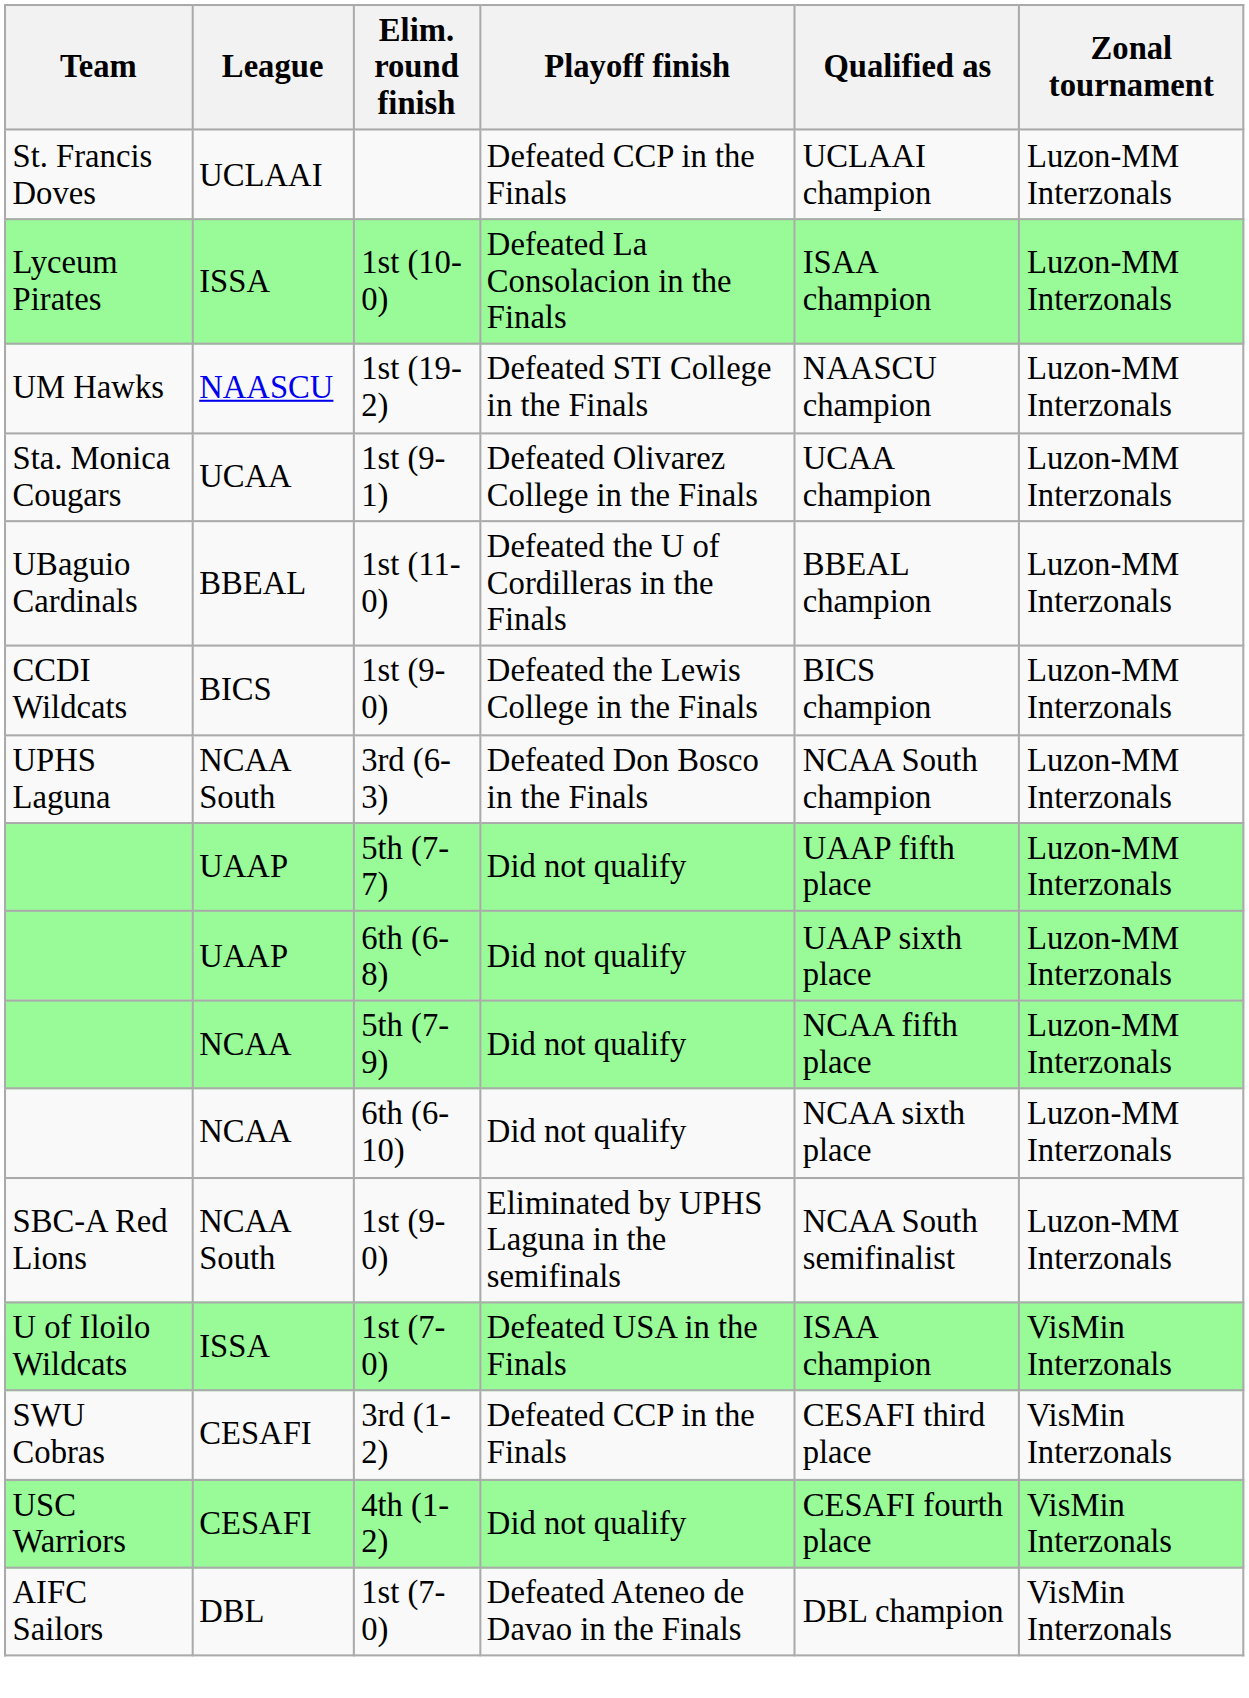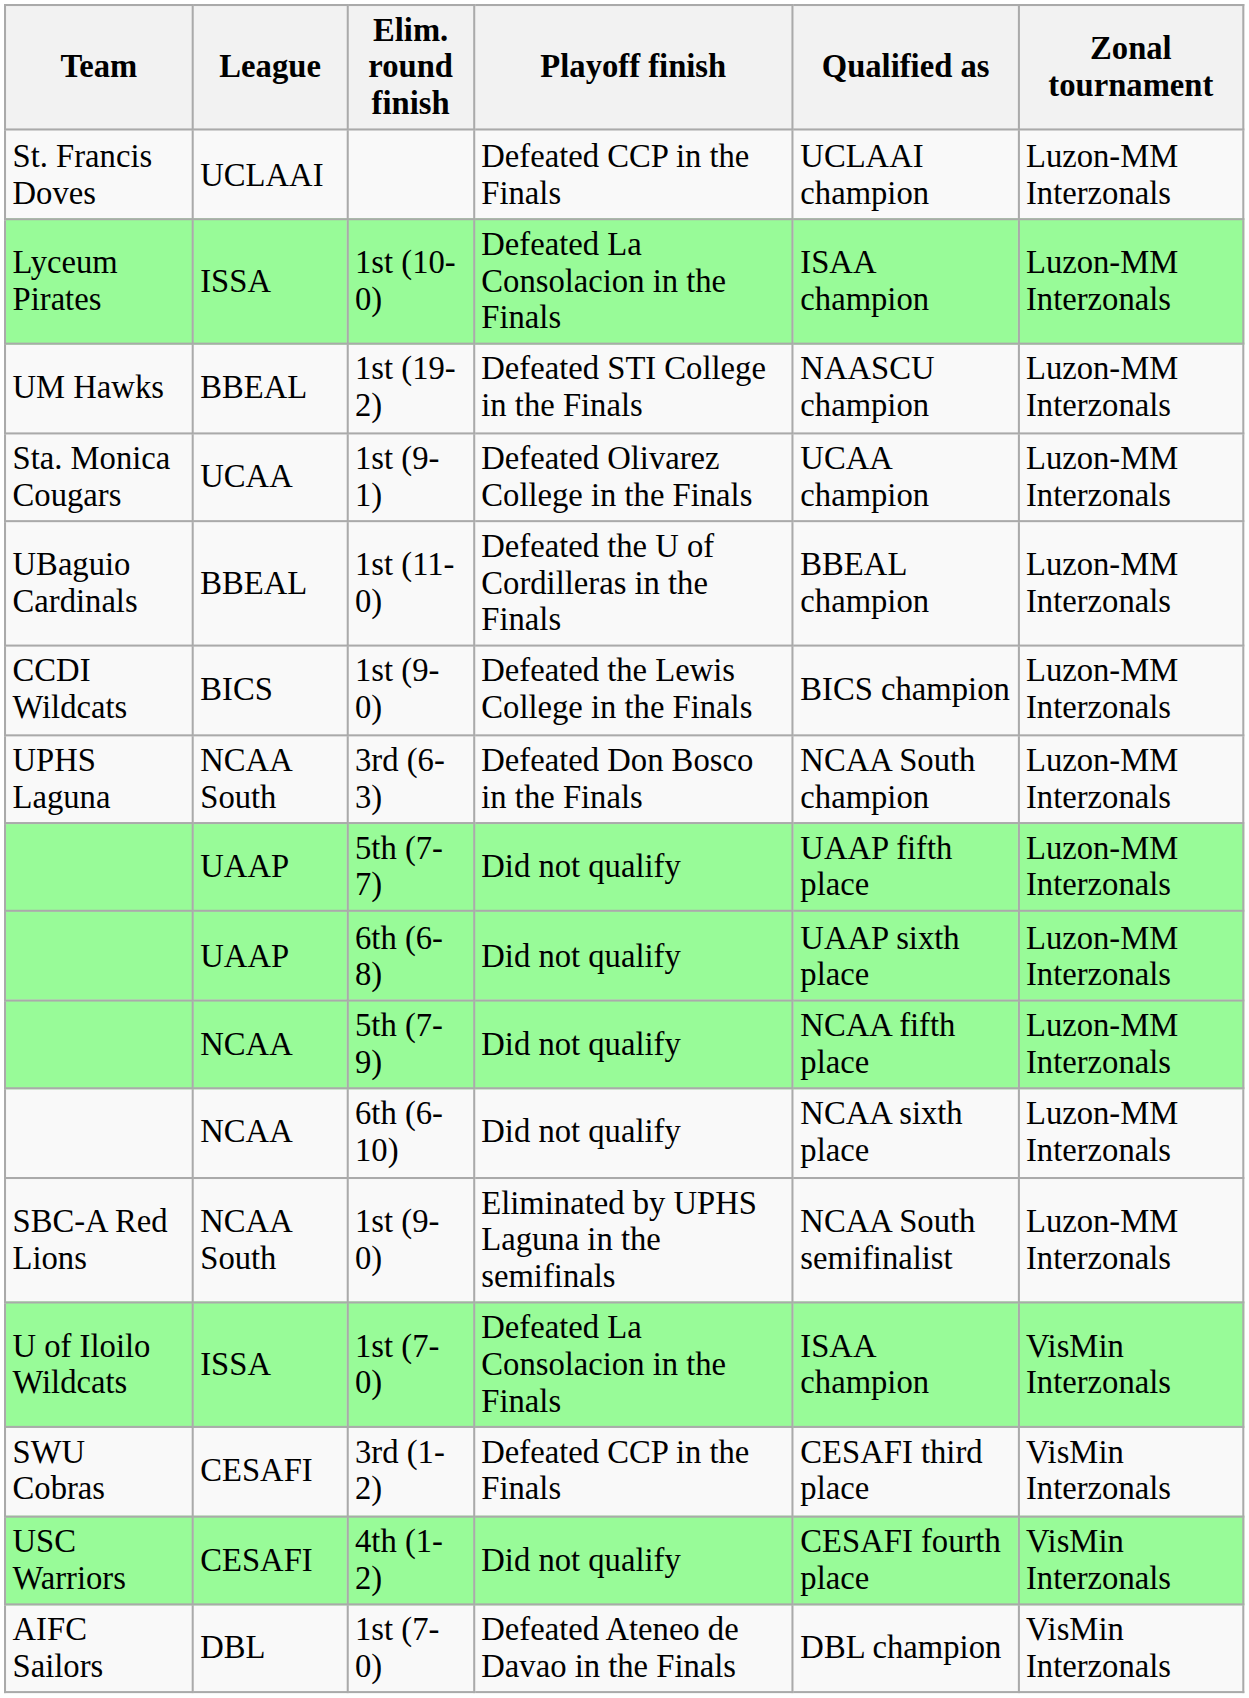(266, 387) NAASCU -> (254, 387) BBEAL
(622, 1345) Defeated USA in the Finals -> (604, 1364) Defeated La Consolacion in the Finals
